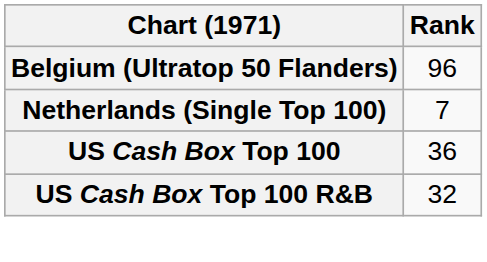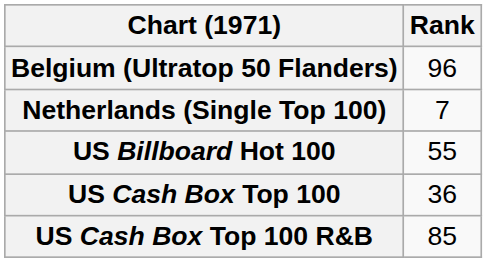+ row: (204, 151)
(442, 194) 32 -> (442, 236) 85
